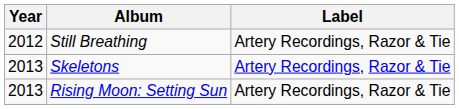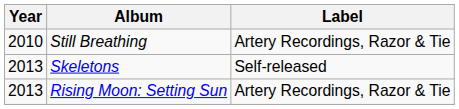(26, 41) 2012 -> (26, 41) 2010
(342, 66) Artery Recordings, Razor & Tie -> (281, 66) Self-released
